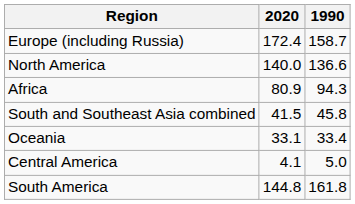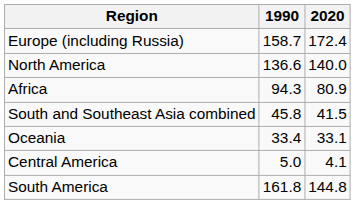columns swapped: (327, 16) <-> (282, 16)
